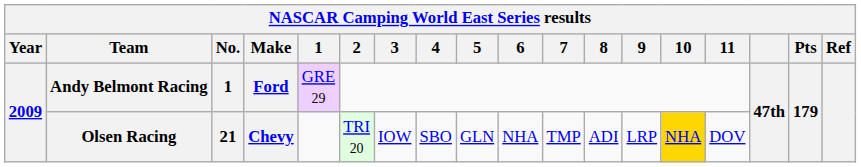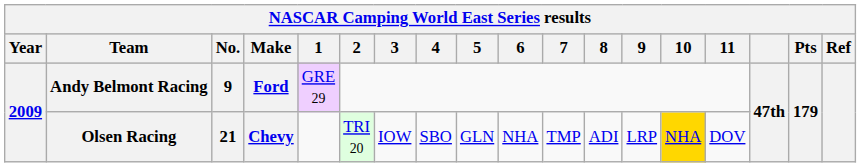(228, 87) 1 -> (228, 87) 9
